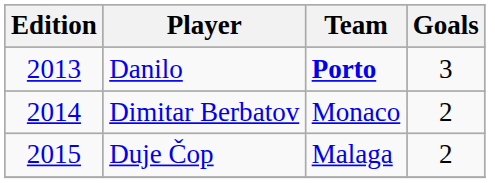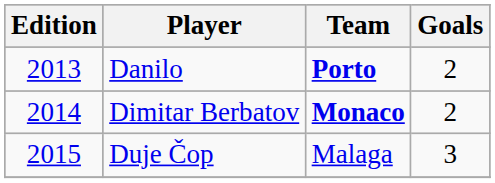(446, 68) 3 -> (450, 68) 2
(356, 111) normal -> (358, 111) bold
(446, 154) 2 -> (450, 154) 3
